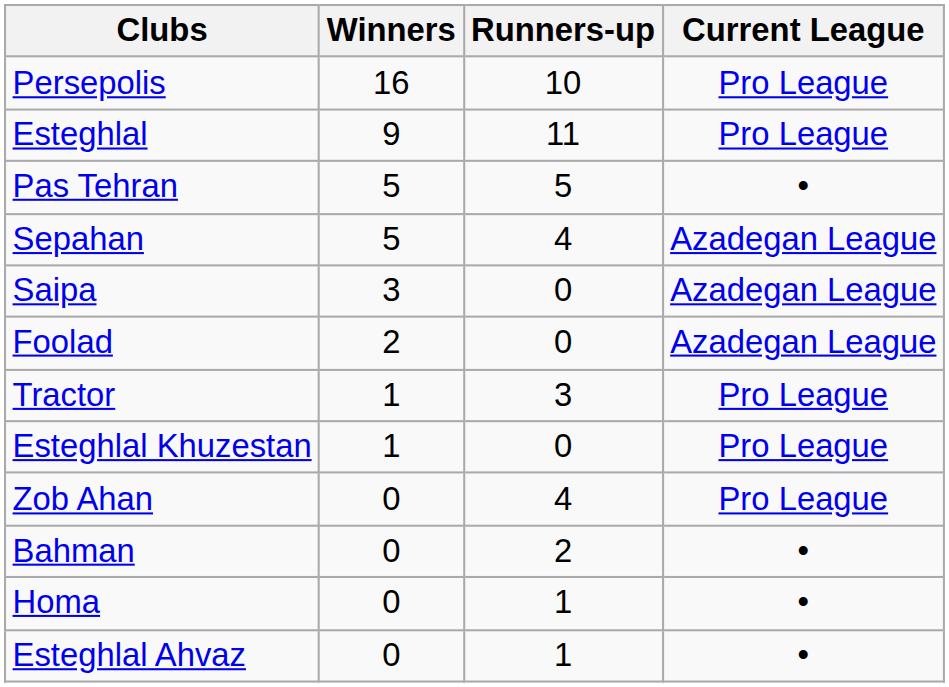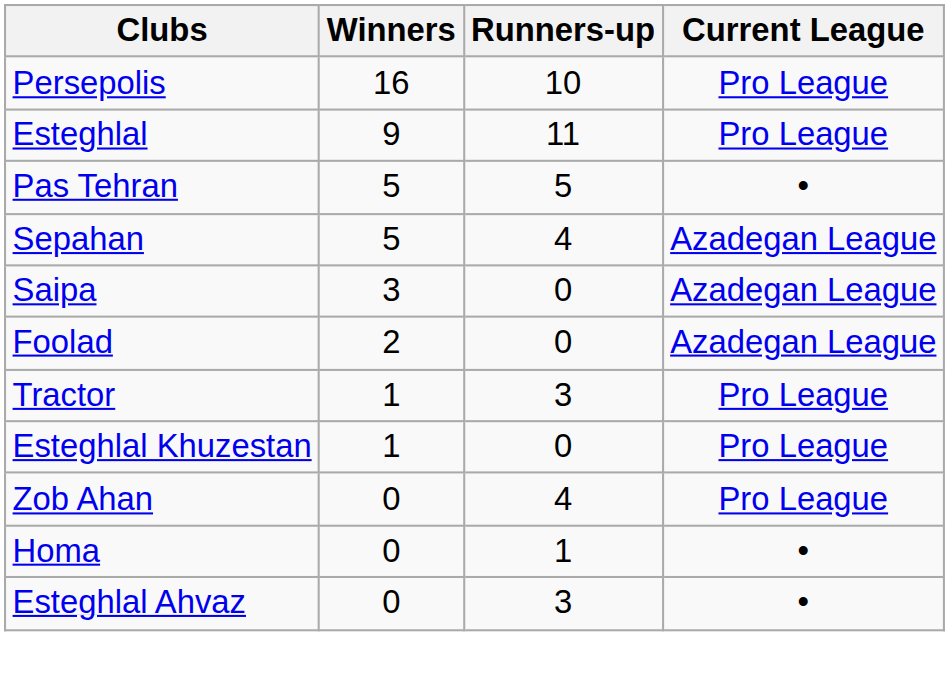- row: (74, 550)
(563, 654) 1 -> (563, 602) 3
